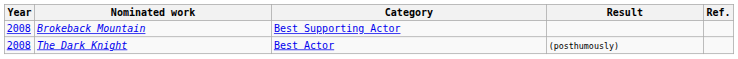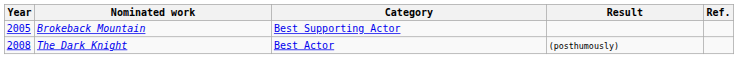(19, 29) 2008 -> (19, 29) 2005
